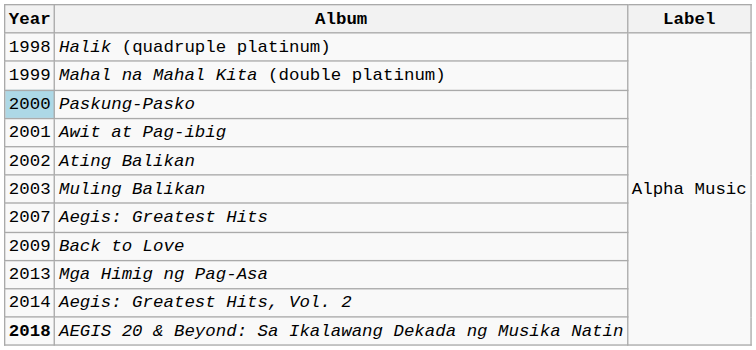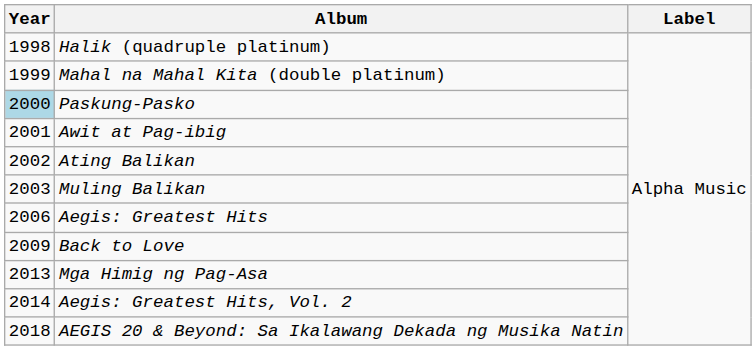(30, 218) 2007 -> (30, 218) 2006
(30, 331) bold -> (30, 331) normal
